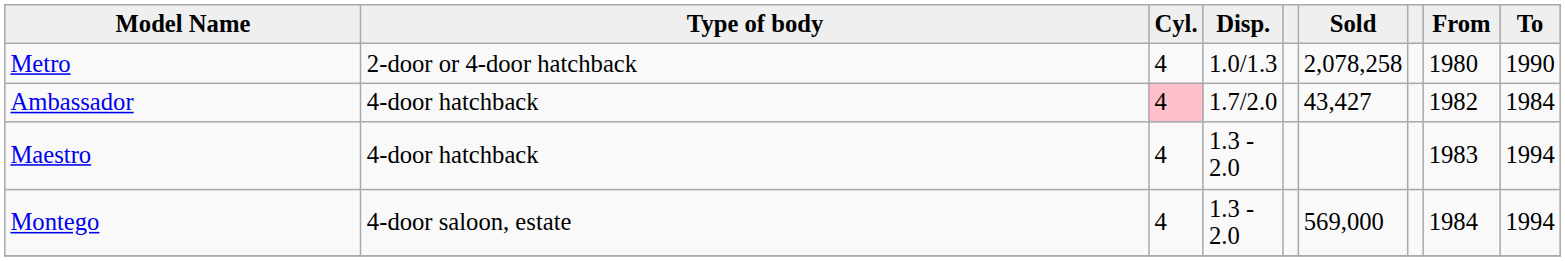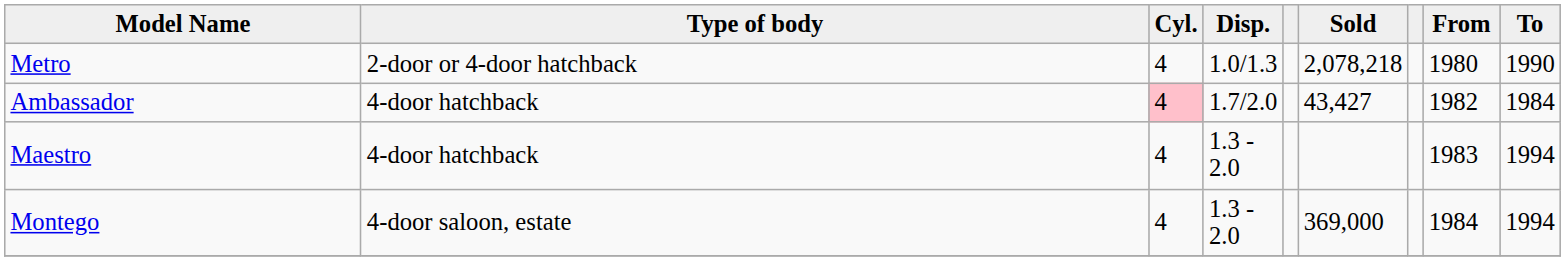(1353, 63) 2,078,258 -> (1353, 63) 2,078,218
(1344, 221) 569,000 -> (1344, 221) 369,000
